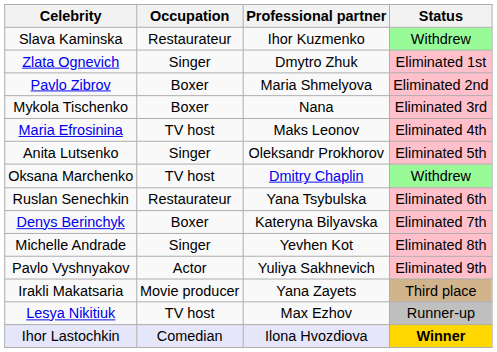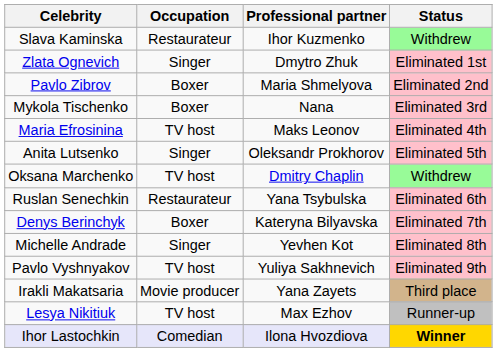(190, 267) Actor -> (190, 267) TV host
